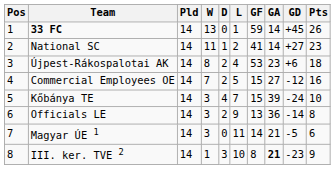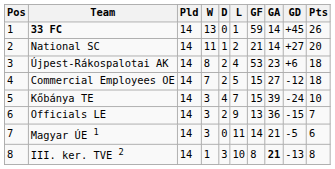(256, 47) 41 -> (256, 47) 21
(315, 47) 23 -> (315, 47) 20
(315, 81) 16 -> (315, 81) 18
(295, 115) -14 -> (295, 115) -15
(312, 115) 8 -> (312, 115) 7
(295, 155) -23 -> (295, 155) -13
(312, 155) 9 -> (312, 155) 8
